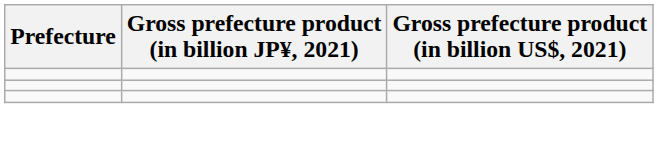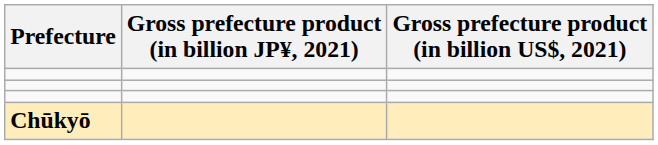+ row: (50, 120)
